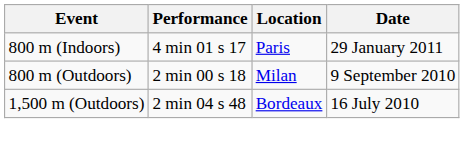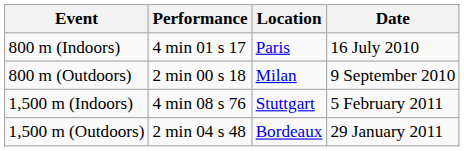(387, 47) 29 January 2011 -> (375, 47) 16 July 2010
+ row: (71, 103)
(375, 103) 16 July 2010 -> (387, 132) 29 January 2011
